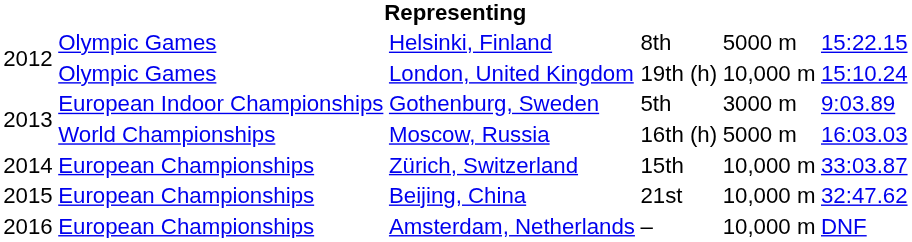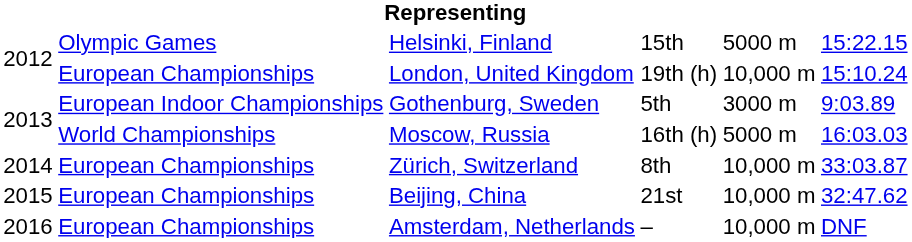(656, 43) 8th -> (662, 43) 15th
(137, 73) Olympic Games -> (186, 73) European Championships
(662, 165) 15th -> (656, 165) 8th
